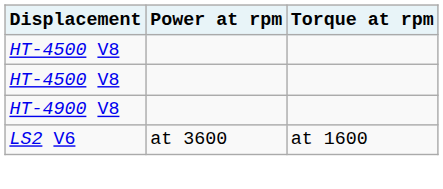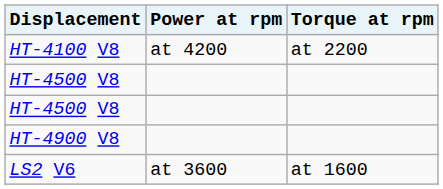+ row: (64, 50)
